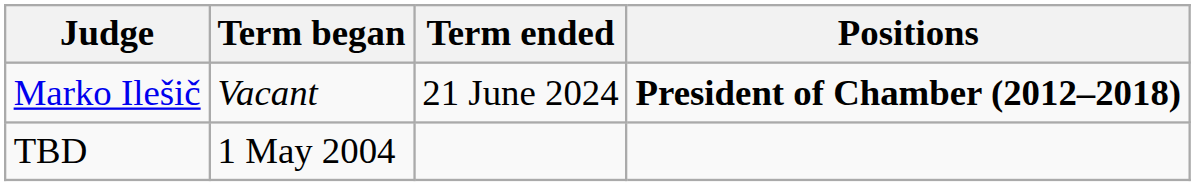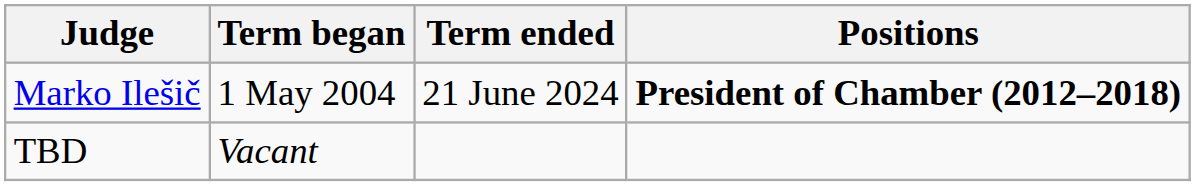(268, 92) Vacant -> (307, 92) 1 May 2004
(307, 150) 1 May 2004 -> (268, 150) Vacant
